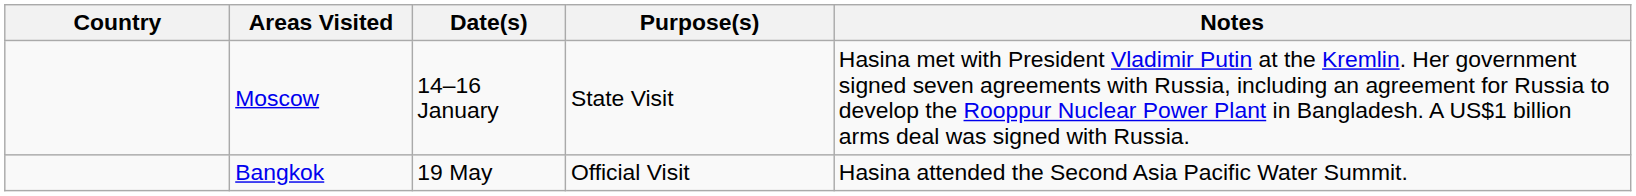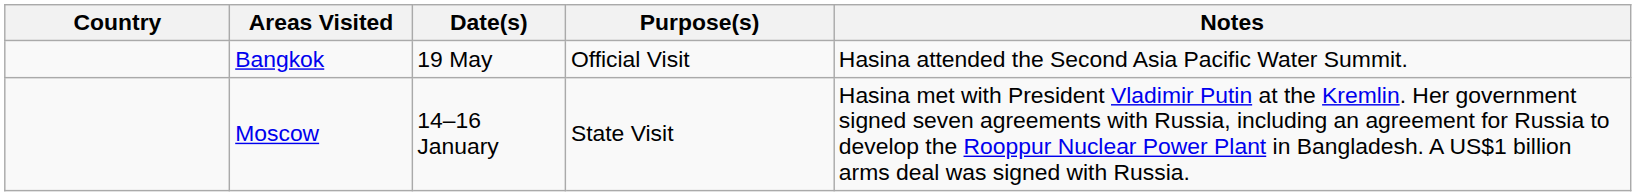rows swapped: (277, 97) <-> (280, 172)
